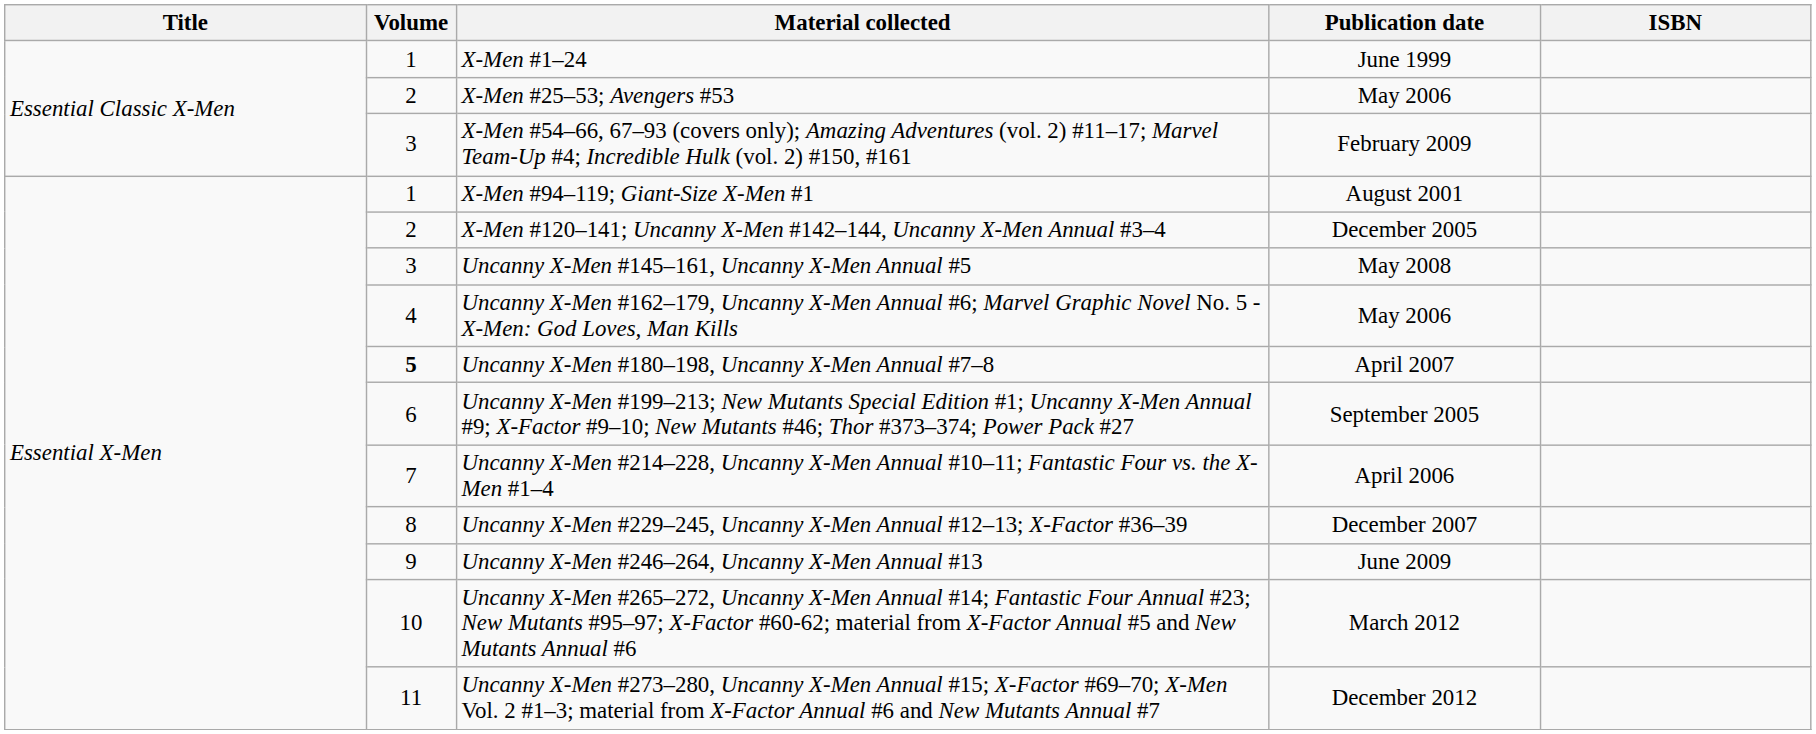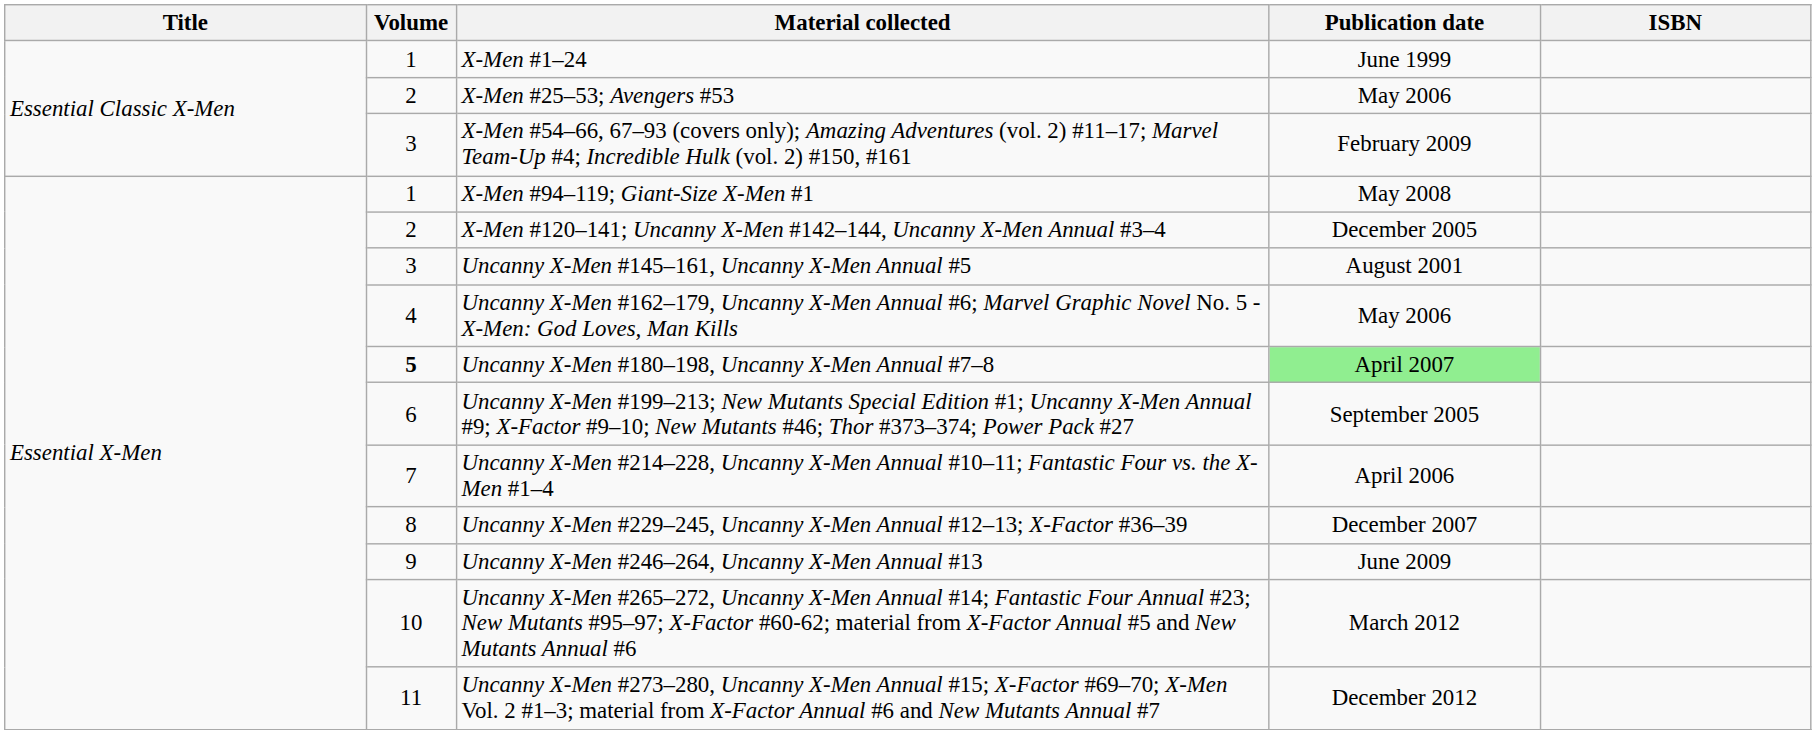(1404, 193) August 2001 -> (1404, 193) May 2008
(1404, 266) May 2008 -> (1404, 266) August 2001
(1404, 364) no background -> (1404, 364) lightgreen background
